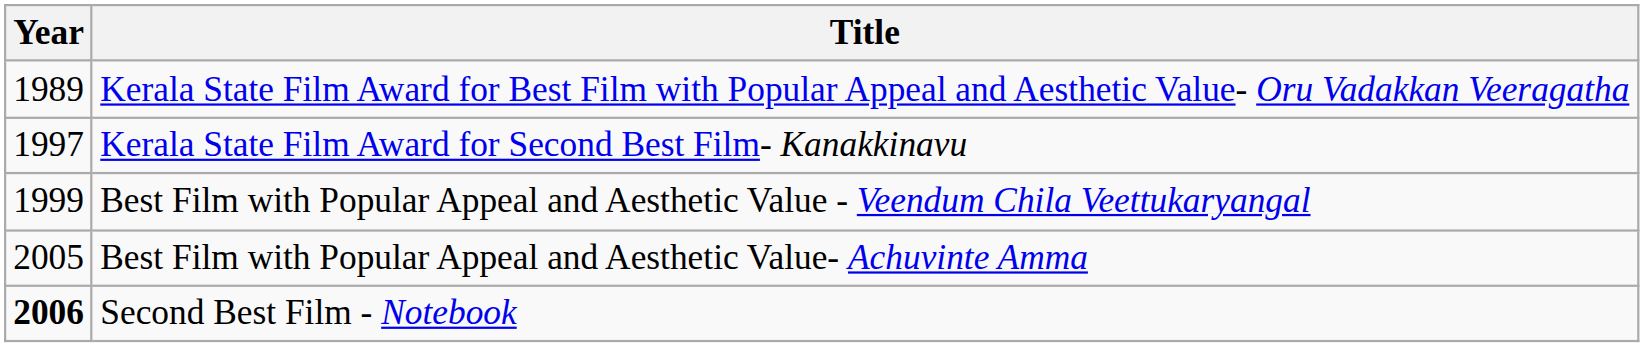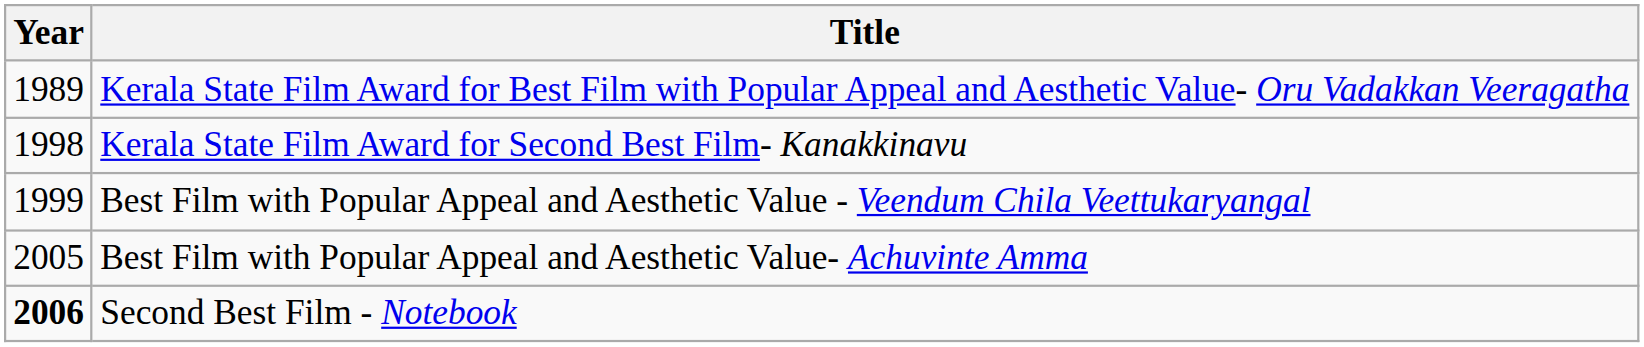(49, 144) 1997 -> (49, 144) 1998
